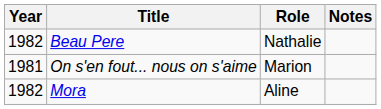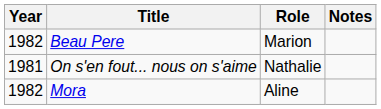(293, 41) Nathalie -> (288, 41) Marion
(288, 66) Marion -> (293, 66) Nathalie
